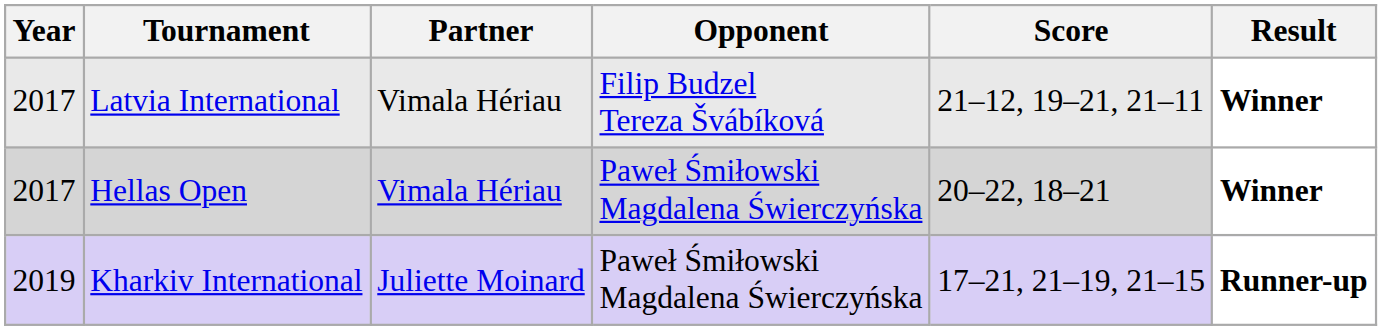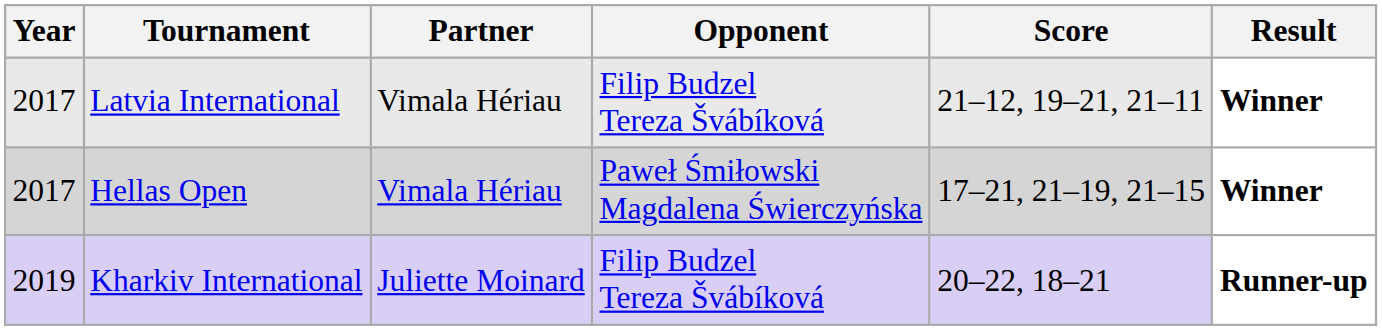(1024, 190) 20–22, 18–21 -> (1071, 190) 17–21, 21–19, 21–15
(761, 280) Paweł Śmiłowski Magdalena Świerczyńska -> (712, 280) Filip Budzel Tereza Švábíková
(1071, 280) 17–21, 21–19, 21–15 -> (1024, 280) 20–22, 18–21
